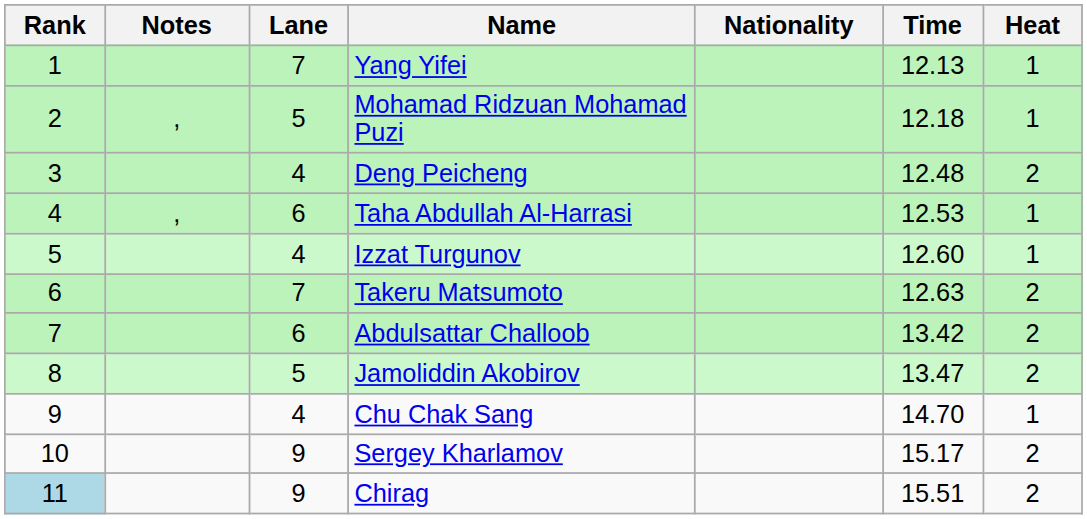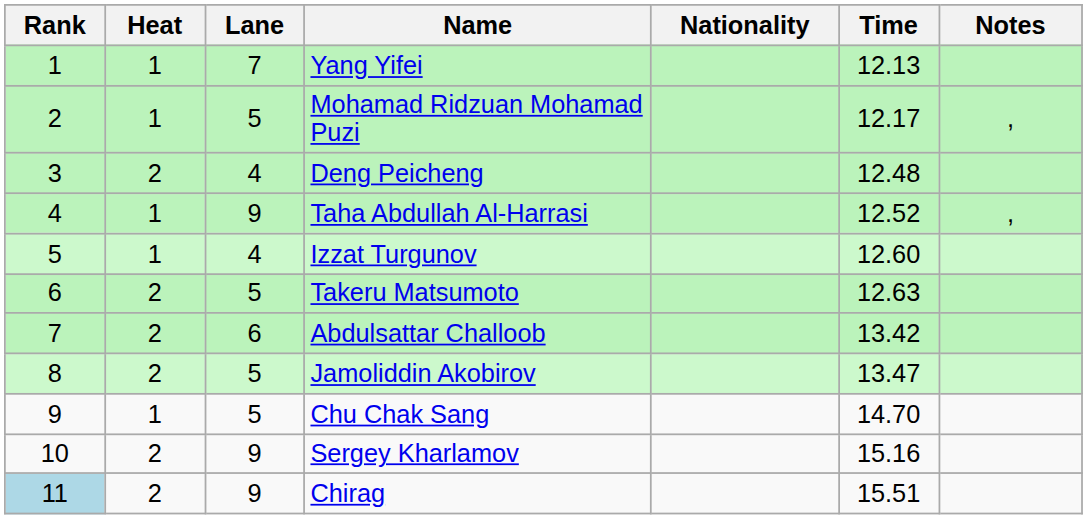columns swapped: (1032, 25) <-> (177, 25)
(933, 119) 12.18 -> (889, 119) 12.17
(299, 214) 6 -> (255, 214) 9
(933, 214) 12.53 -> (889, 214) 12.52
(299, 294) 7 -> (255, 294) 5
(299, 414) 4 -> (255, 414) 5
(933, 454) 15.17 -> (889, 454) 15.16
